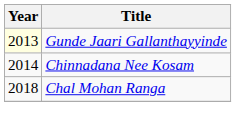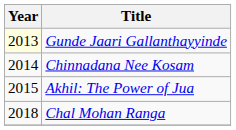+ row: (120, 88)
